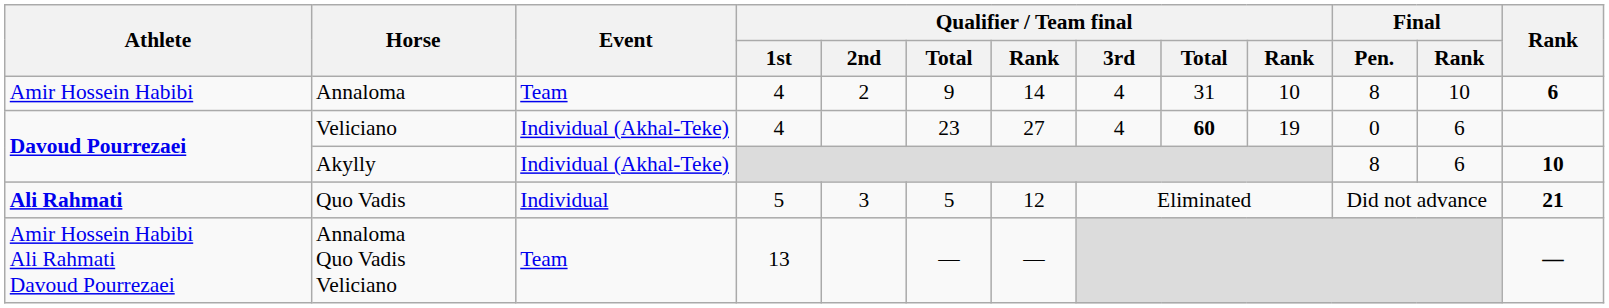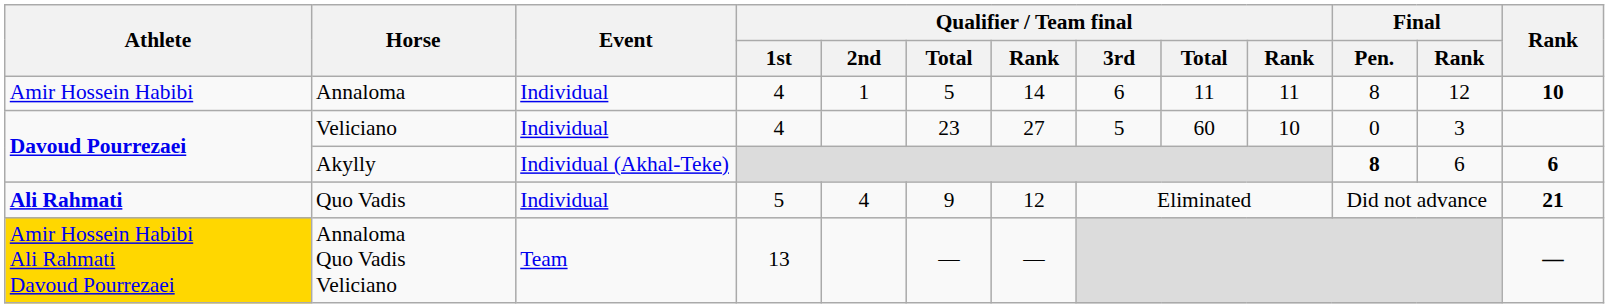(544, 93) Team -> (564, 93) Individual
(864, 93) 2 -> (864, 93) 1
(949, 93) 9 -> (949, 93) 5
(1119, 93) 4 -> (1119, 93) 6
(1204, 93) 31 -> (1204, 93) 11
(1289, 93) 10 -> (1289, 93) 11
(1459, 93) 10 -> (1459, 93) 12
(1553, 93) 6 -> (1553, 93) 10
(625, 128) Individual (Akhal-Teke) -> (564, 128) Individual
(1119, 128) 4 -> (1119, 128) 5
(1204, 128) bold -> (1204, 128) normal
(1289, 128) 19 -> (1289, 128) 10
(1459, 128) 6 -> (1459, 128) 3
(1374, 164) normal -> (1374, 164) bold
(1553, 164) 10 -> (1553, 164) 6
(864, 199) 3 -> (864, 199) 4
(949, 199) 5 -> (949, 199) 9
(101, 260) no background -> (101, 260) gold background
